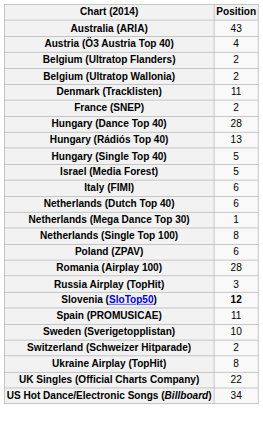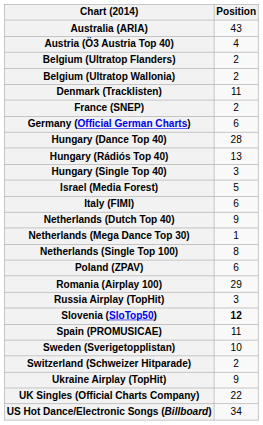+ row: (109, 124)
(236, 156) 5 -> (236, 172) 3
(236, 204) 6 -> (236, 220) 9
(236, 268) 28 -> (236, 284) 29
(236, 364) 8 -> (236, 380) 9
